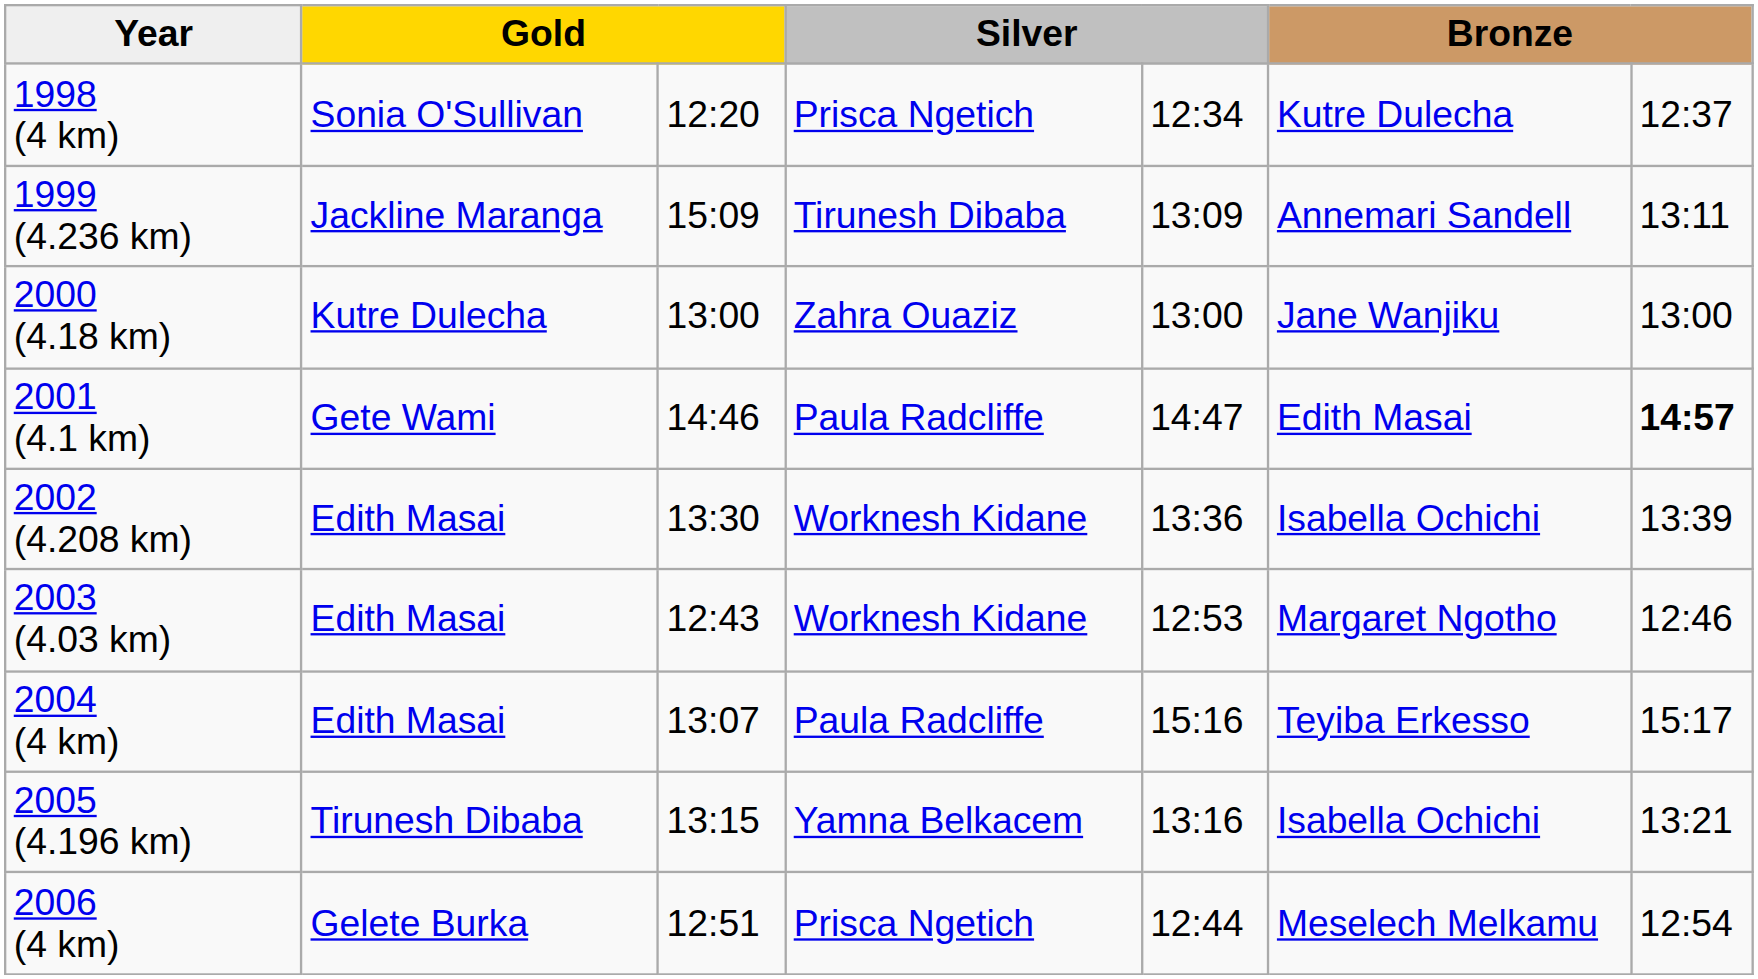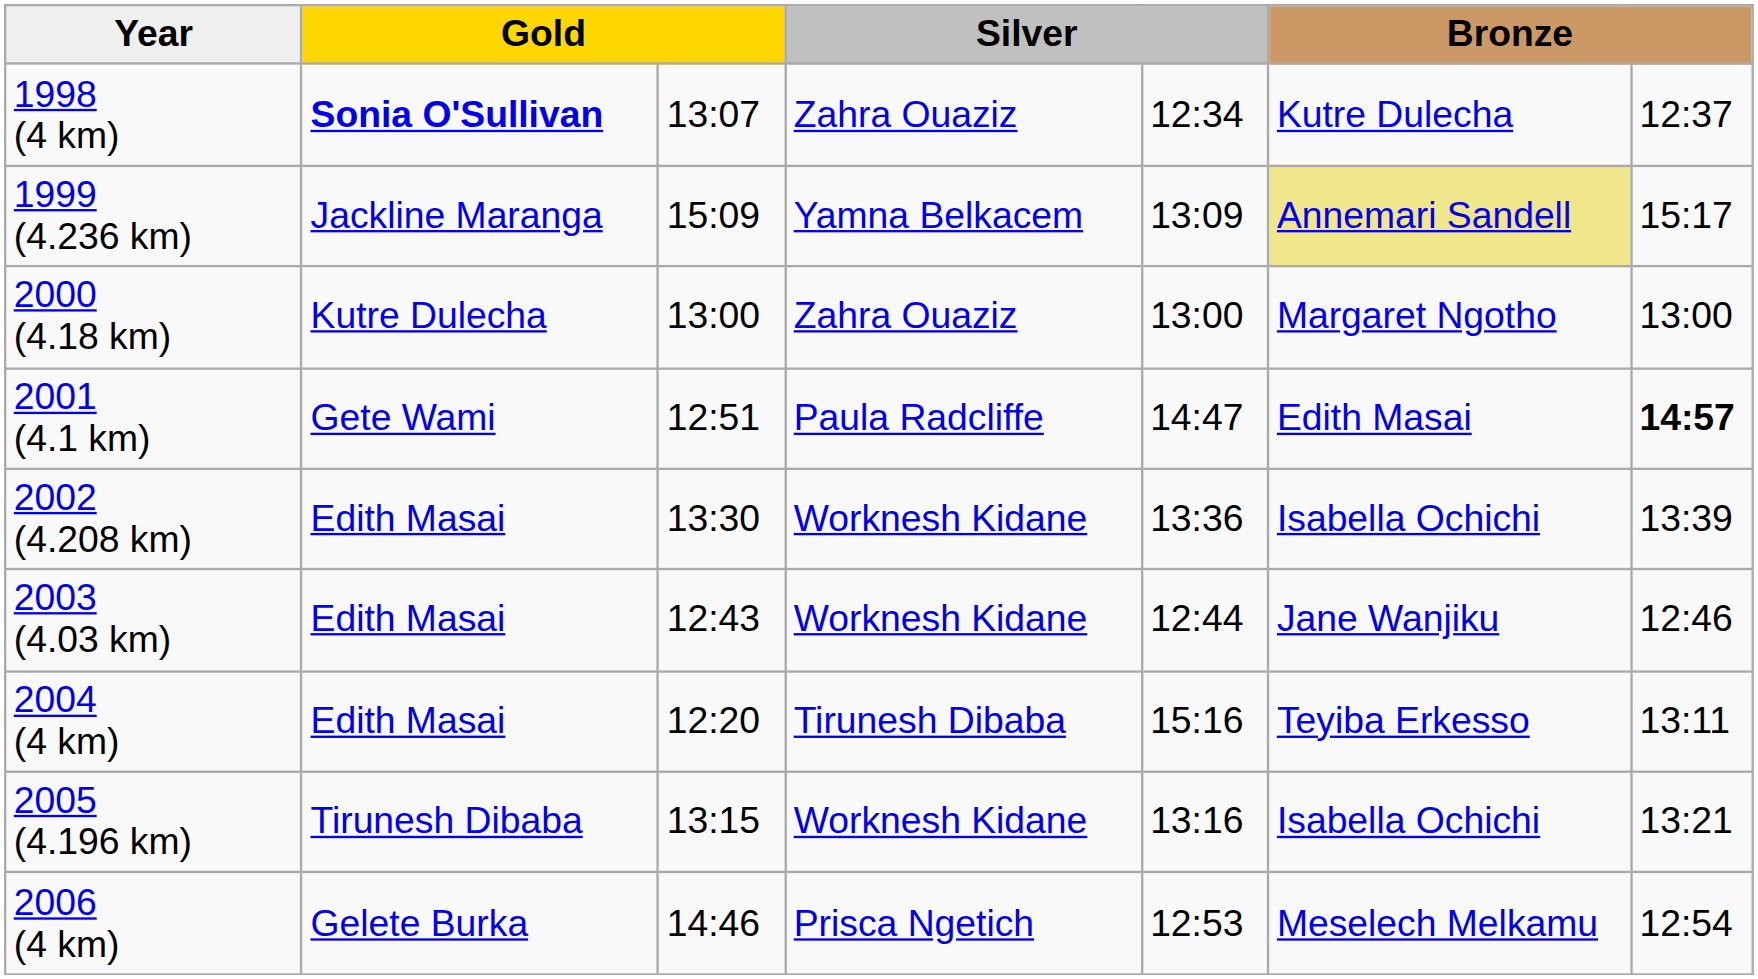(447, 114) normal -> (457, 114) bold
(713, 114) 12:20 -> (713, 114) 13:07
(914, 114) Prisca Ngetich -> (906, 114) Zahra Ouaziz
(930, 215) Tirunesh Dibaba -> (938, 215) Yamna Belkacem
(1424, 215) no background -> (1424, 215) khaki background
(1685, 215) 13:11 -> (1686, 215) 15:17
(1388, 316) Jane Wanjiku -> (1417, 316) Margaret Ngotho
(713, 417) 14:46 -> (713, 417) 12:51
(1197, 619) 12:53 -> (1197, 619) 12:44
(1417, 619) Margaret Ngotho -> (1388, 619) Jane Wanjiku
(713, 720) 13:07 -> (713, 720) 12:20
(919, 720) Paula Radcliffe -> (930, 720) Tirunesh Dibaba
(1686, 720) 15:17 -> (1685, 720) 13:11
(938, 821) Yamna Belkacem -> (941, 821) Worknesh Kidane
(713, 922) 12:51 -> (713, 922) 14:46
(1197, 922) 12:44 -> (1197, 922) 12:53
